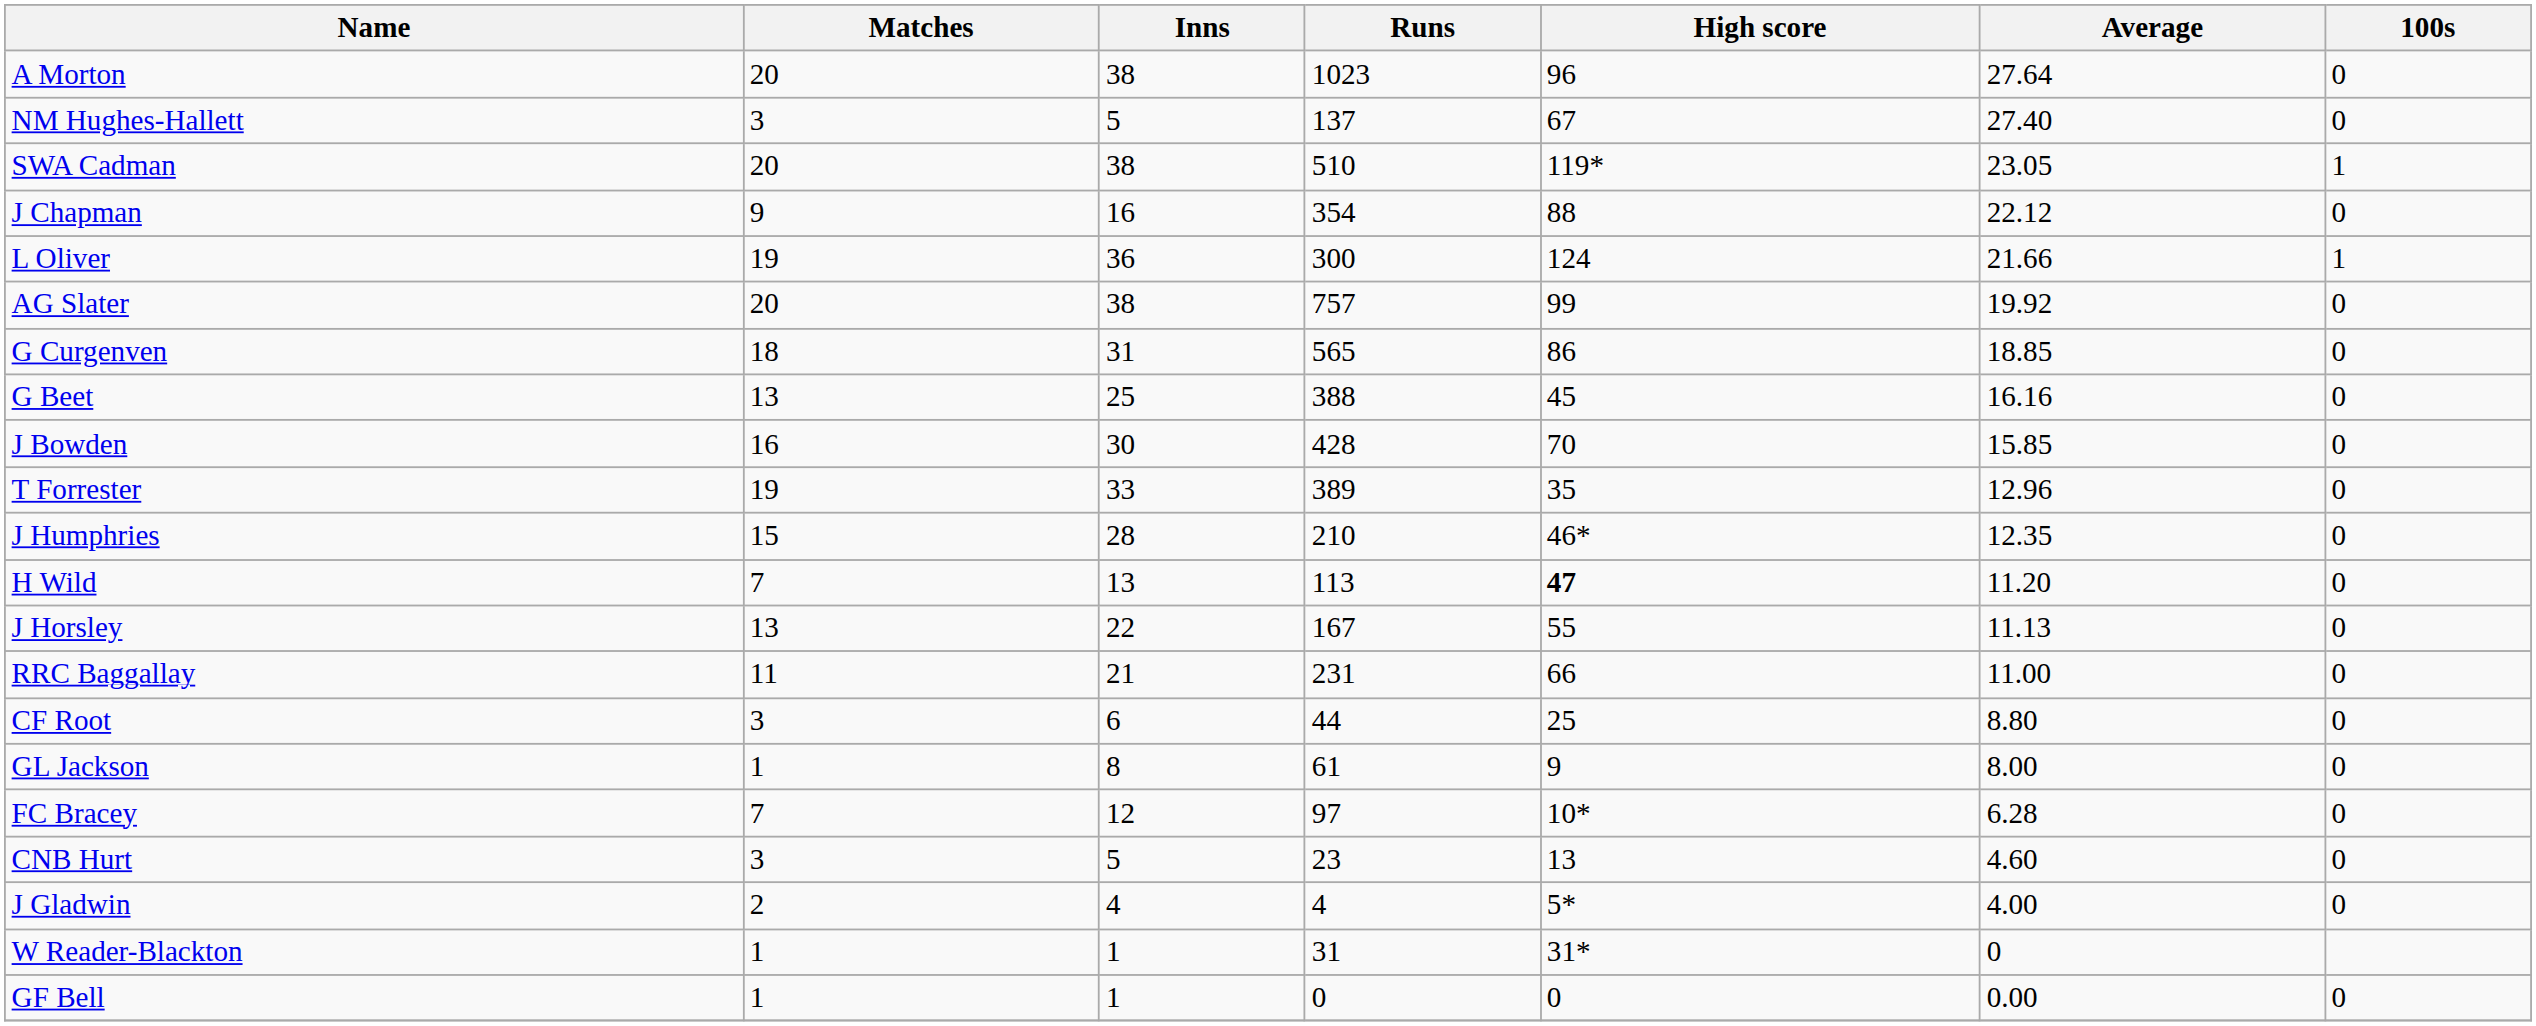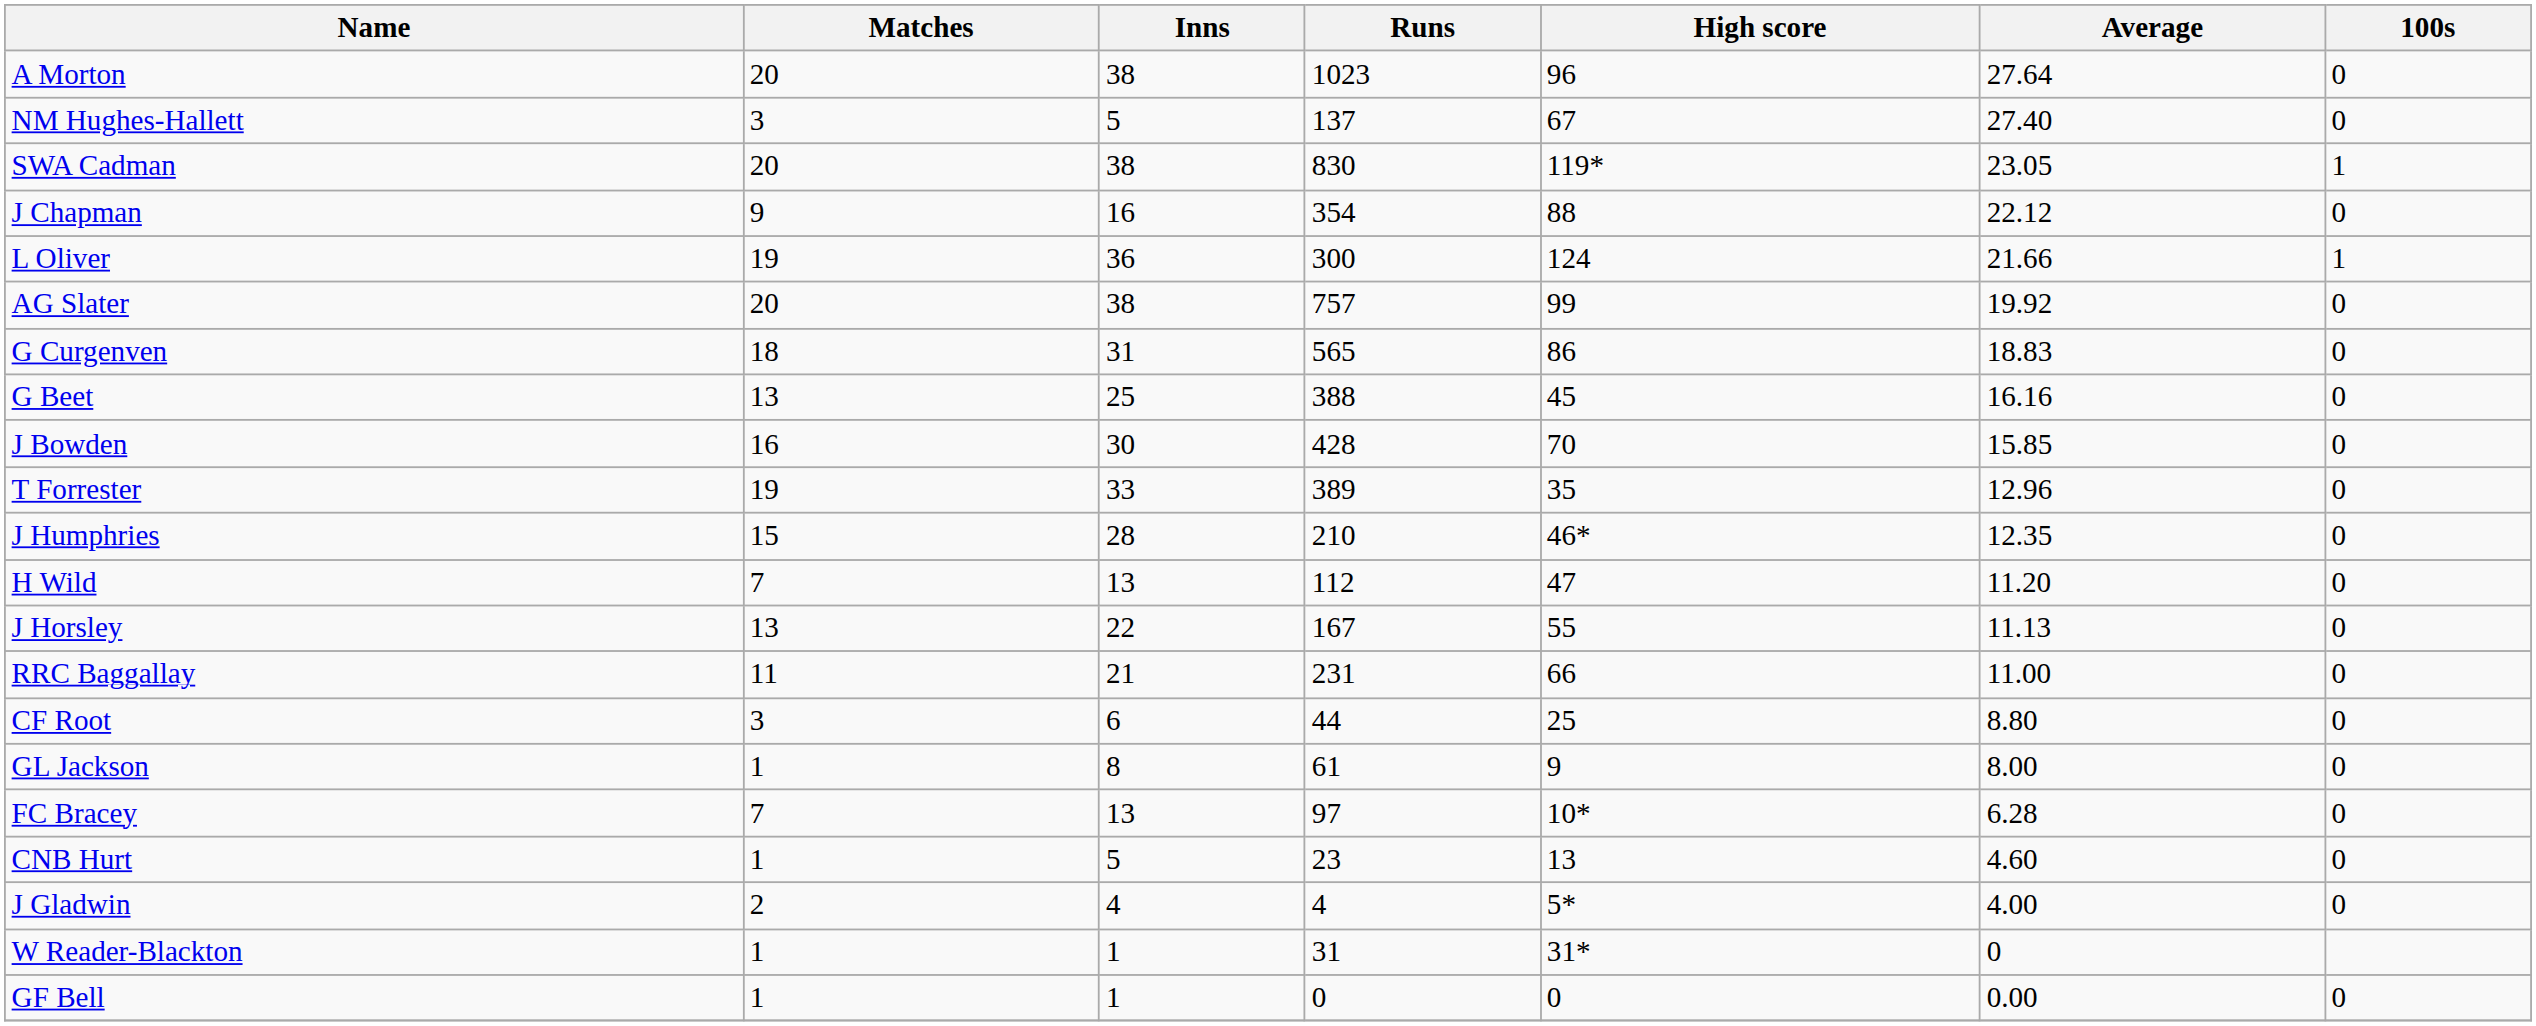(1334, 166) 510 -> (1334, 166) 830
(2019, 350) 18.85 -> (2019, 350) 18.83
(1333, 581) 113 -> (1333, 581) 112
(1561, 581) bold -> (1561, 581) normal
(1121, 812) 12 -> (1121, 812) 13
(757, 858) 3 -> (757, 858) 1
